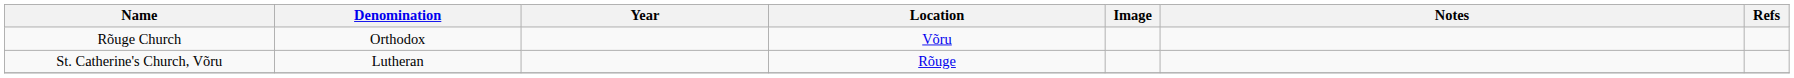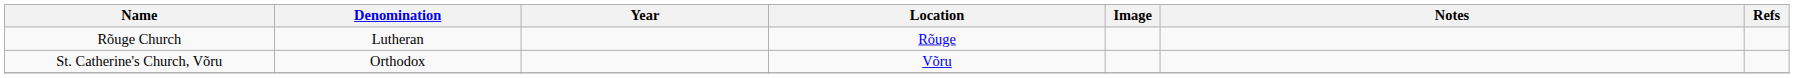(398, 38) Orthodox -> (398, 38) Lutheran
(937, 38) Võru -> (937, 38) Rõuge
(398, 61) Lutheran -> (398, 61) Orthodox
(937, 61) Rõuge -> (937, 61) Võru
